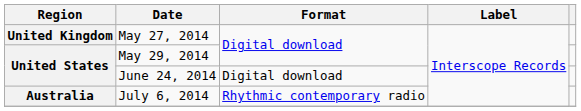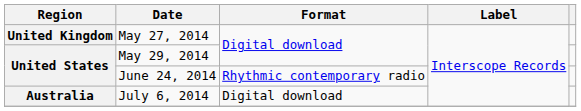(282, 76) Digital download -> (324, 76) Rhythmic contemporary radio
(324, 96) Rhythmic contemporary radio -> (282, 96) Digital download
